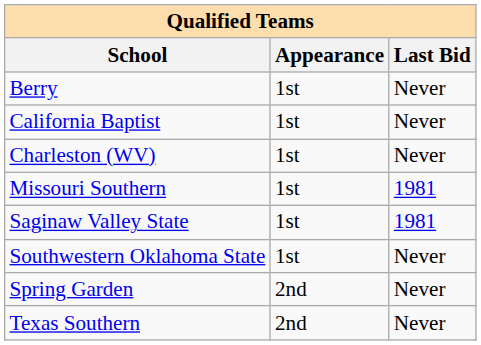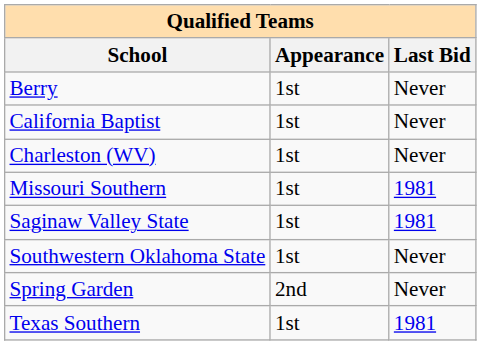(291, 322) 2nd -> (287, 322) 1st
(420, 322) Never -> (415, 322) 1981
